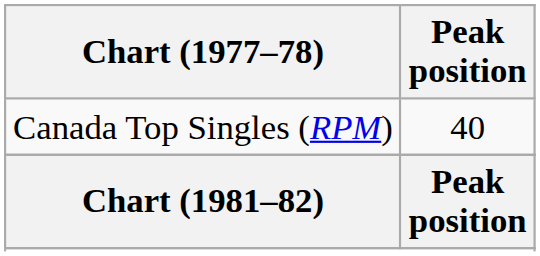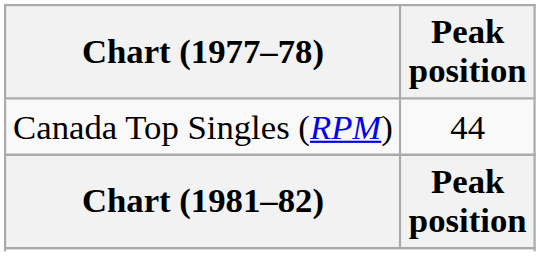(468, 126) 40 -> (468, 126) 44
